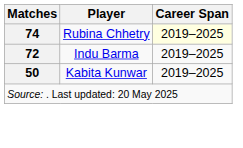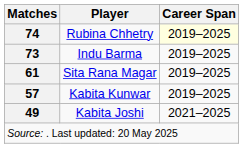(32, 53) 72 -> (32, 53) 73
+ row: (110, 73)
(32, 73) 50 -> (32, 93) 57
+ row: (110, 113)
